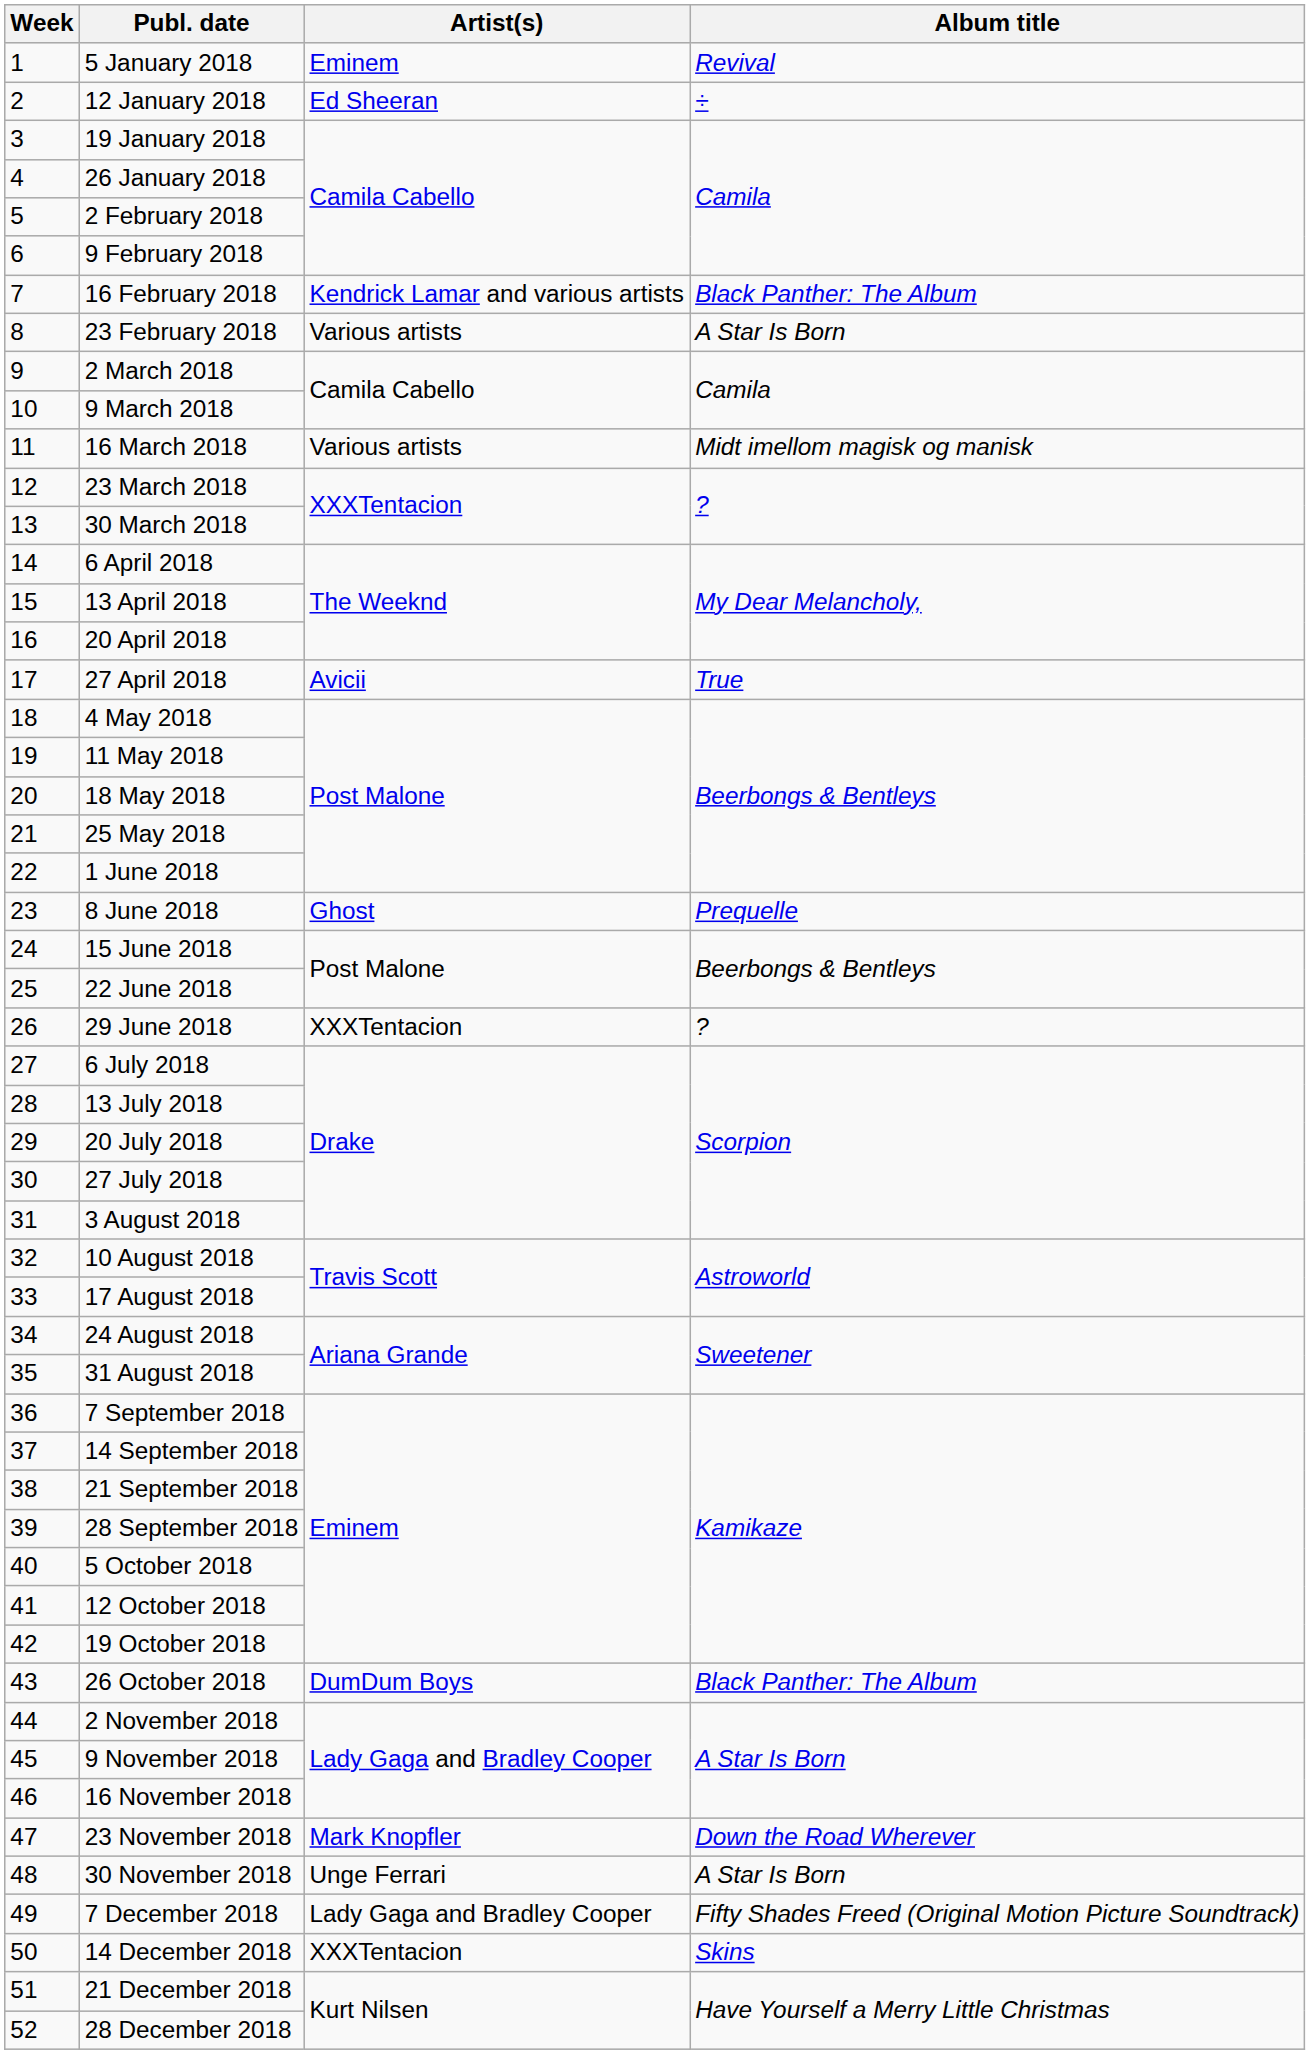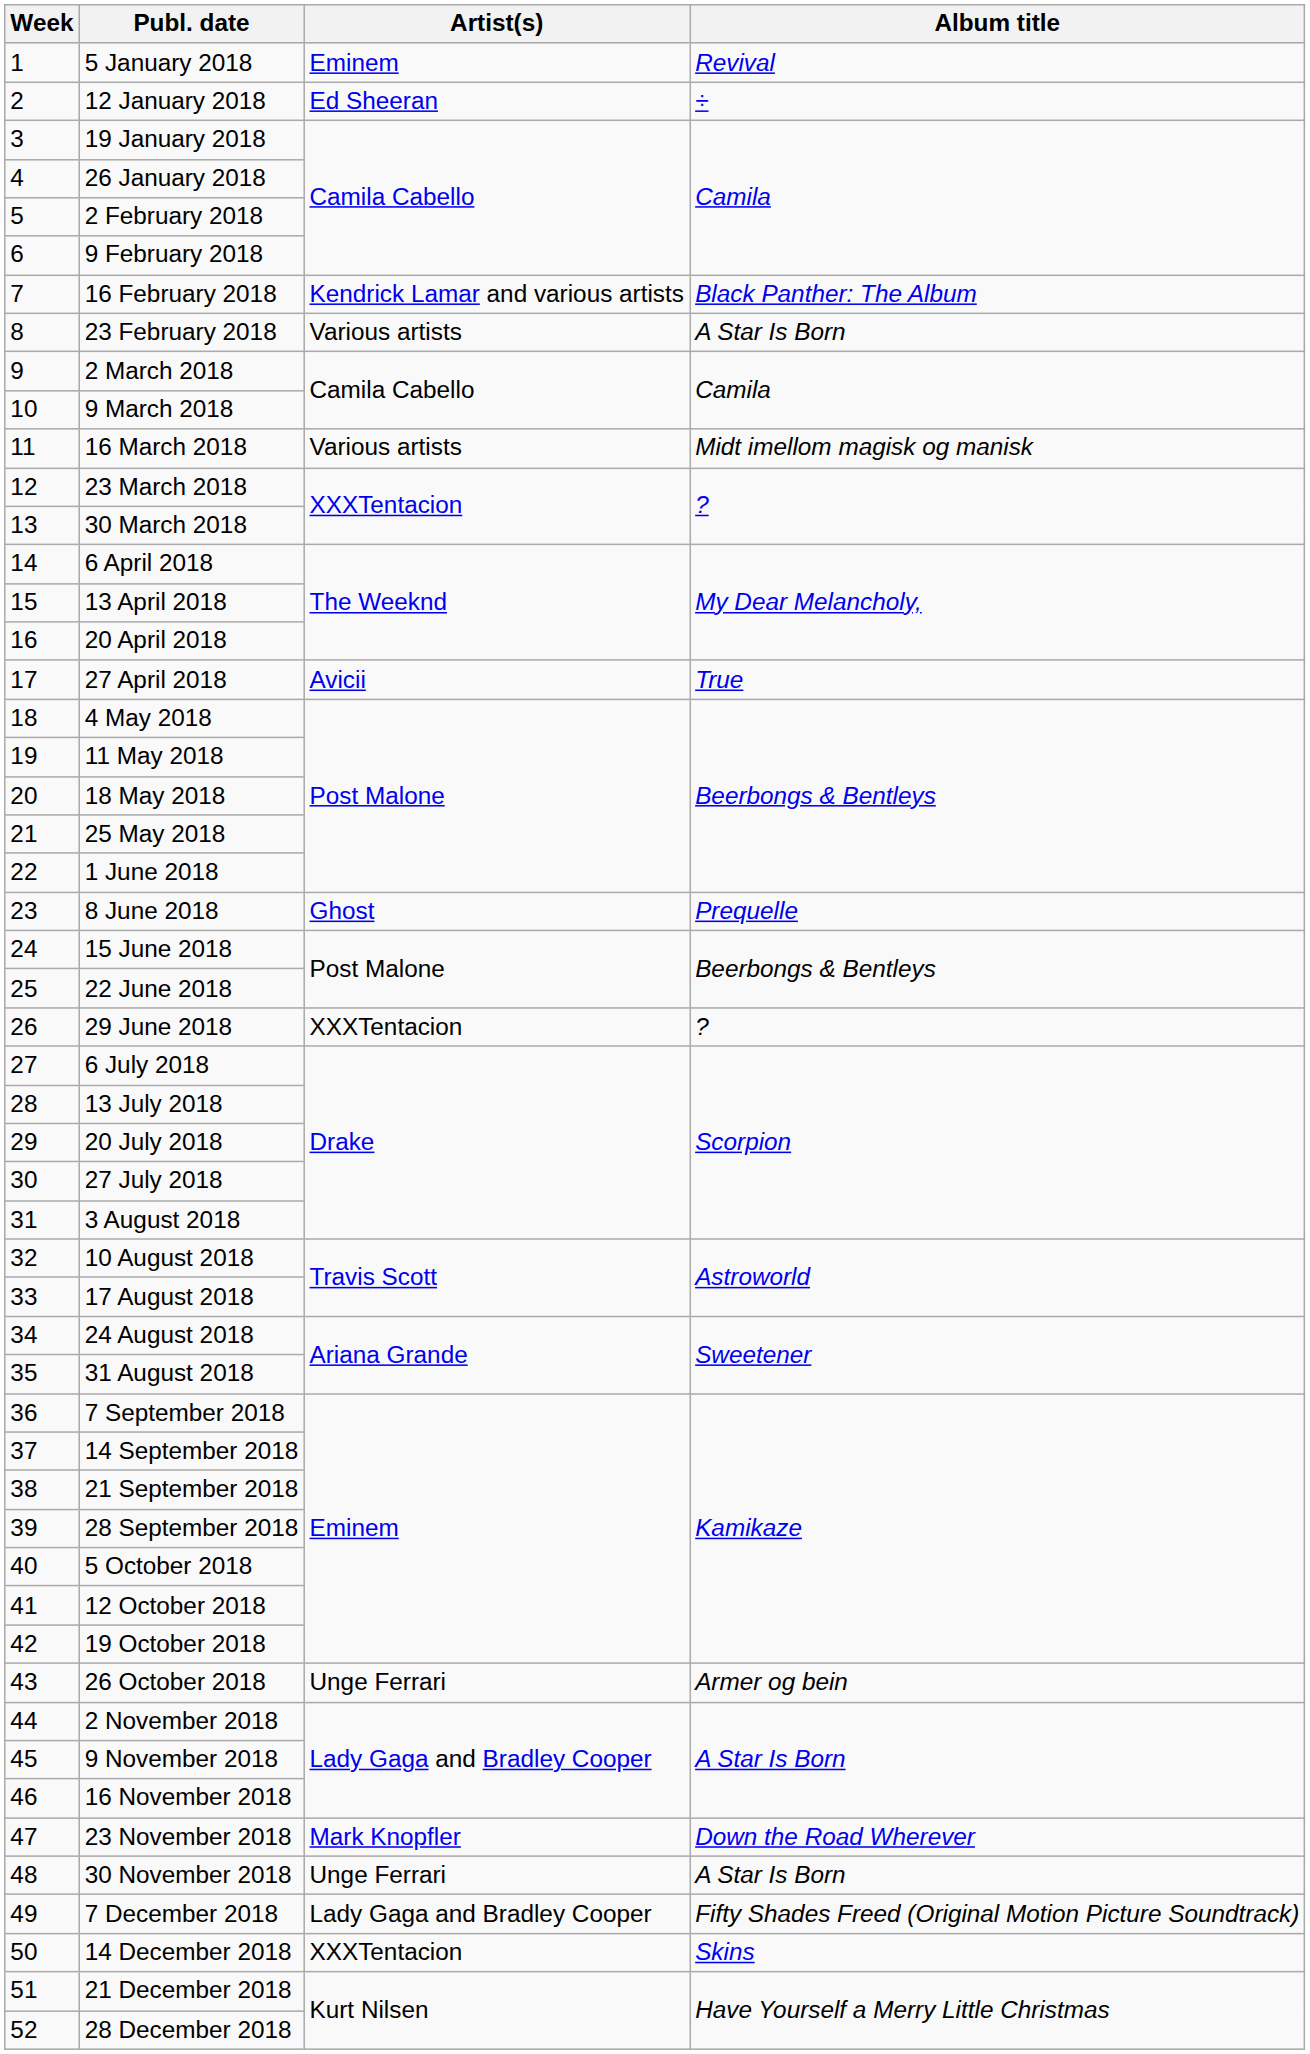(391, 1682) DumDum Boys -> (378, 1682) Unge Ferrari
(836, 1682) Black Panther: The Album -> (772, 1682) Armer og bein
